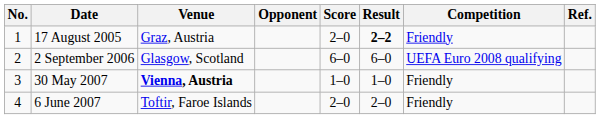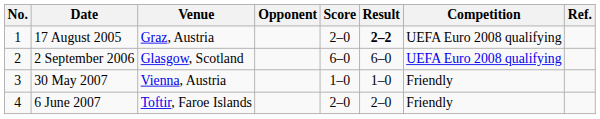(430, 37) Friendly -> (484, 37) UEFA Euro 2008 qualifying
(187, 80) bold -> (183, 80) normal
